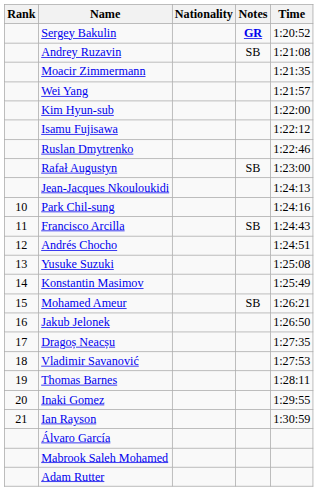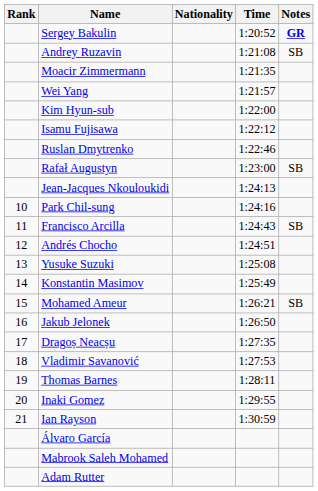columns swapped: (292, 14) <-> (253, 14)
